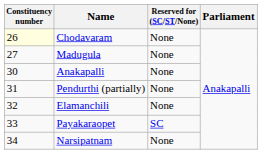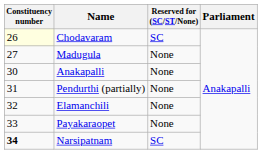(162, 37) None -> (157, 37) SC
(157, 123) SC -> (162, 123) None
(12, 140) normal -> (12, 140) bold
(162, 140) None -> (157, 140) SC
